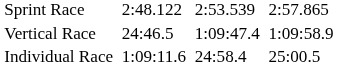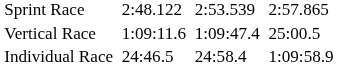(148, 33) 24:46.5 -> (154, 33) 1:09:11.6
(301, 33) 1:09:58.9 -> (294, 33) 25:00.5
(154, 56) 1:09:11.6 -> (148, 56) 24:46.5
(294, 56) 25:00.5 -> (301, 56) 1:09:58.9
